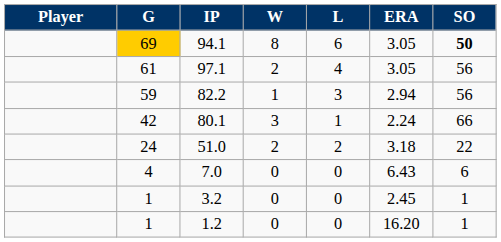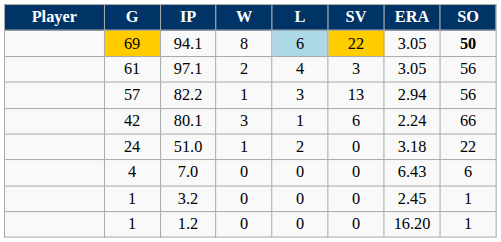+ column: (356, 17)
(338, 43) no background -> (300, 43) lightblue background
(148, 95) 59 -> (132, 95) 57
(275, 146) 2 -> (244, 146) 1
